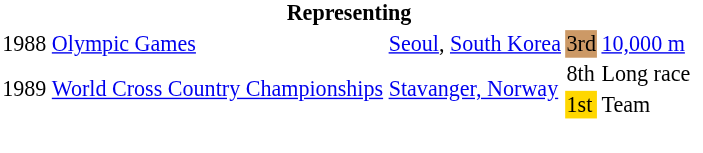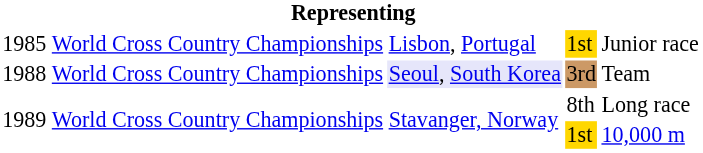+ row: (24, 43)
(124, 43) Olympic Games -> (217, 74) World Cross Country Championships
(475, 43) no background -> (475, 74) lavender background
(643, 43) 10,000 m -> (626, 74) Team
(626, 104) Team -> (643, 134) 10,000 m
